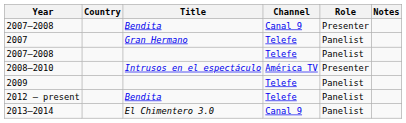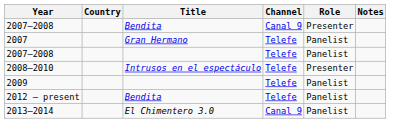(292, 68) América TV -> (281, 68) Telefe
